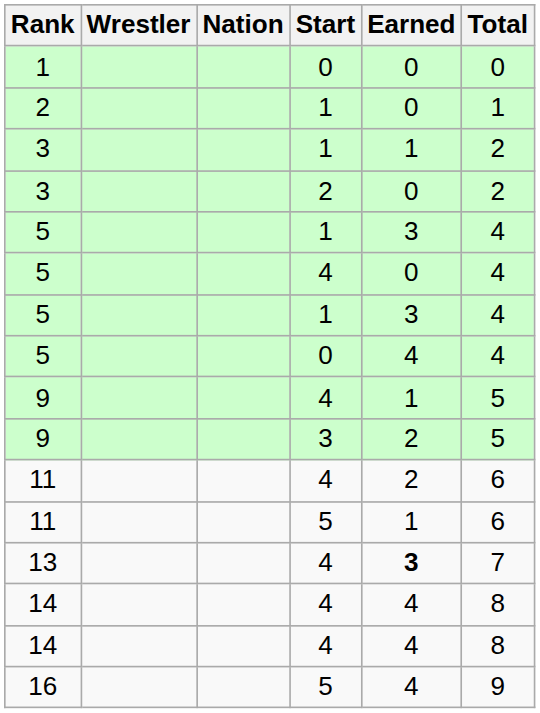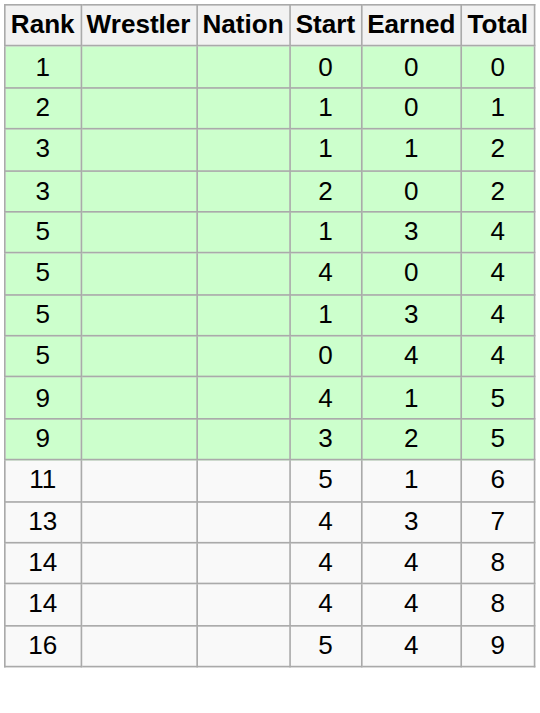- row: (43, 480)
(411, 562) bold -> (411, 521) normal
